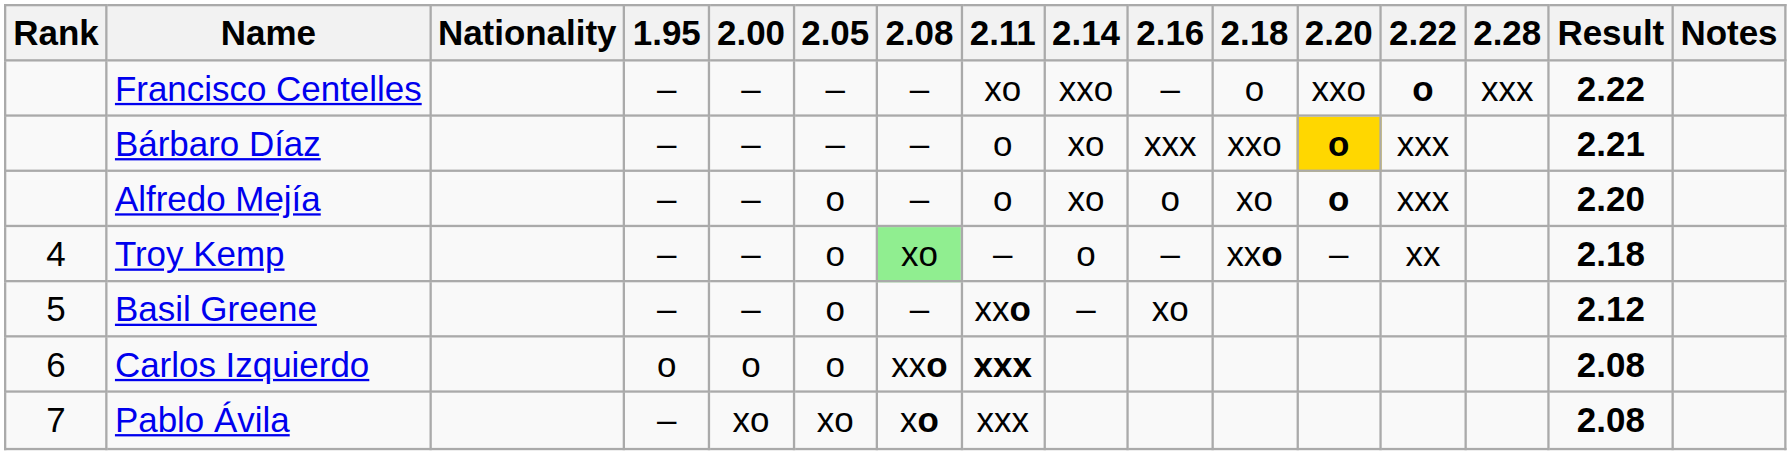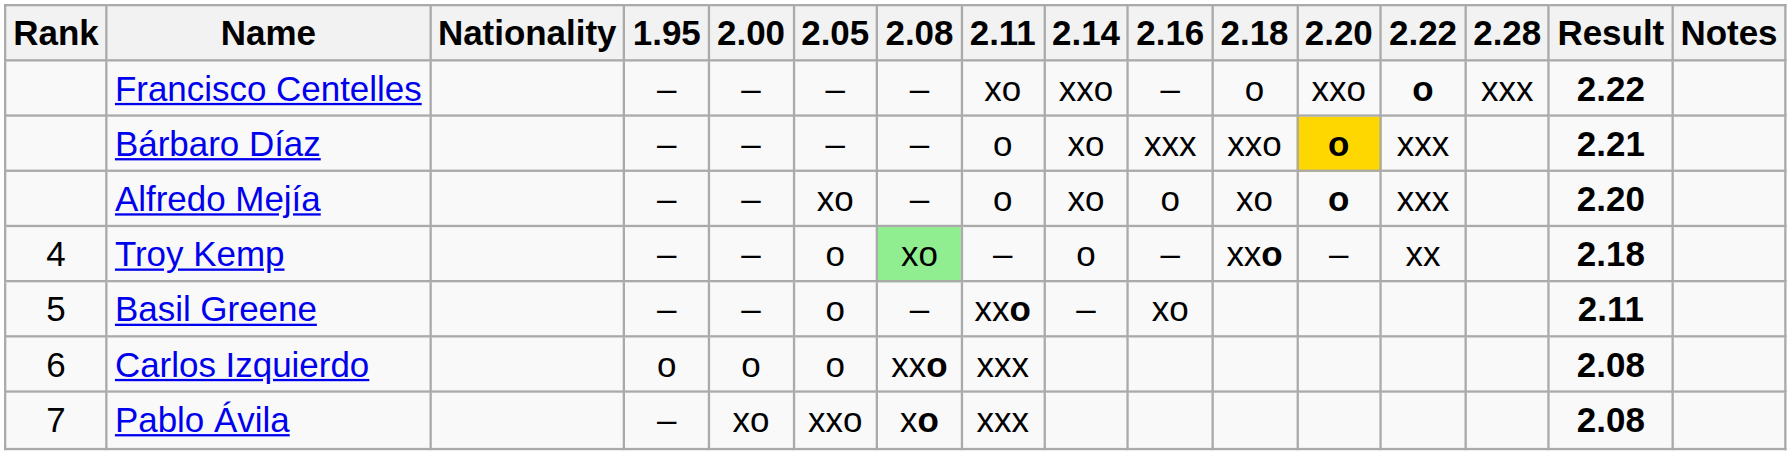(835, 199) o -> (835, 199) xo
(1611, 310) 2.12 -> (1611, 310) 2.11
(1003, 365) bold -> (1003, 365) normal
(835, 420) xo -> (835, 420) xxo
